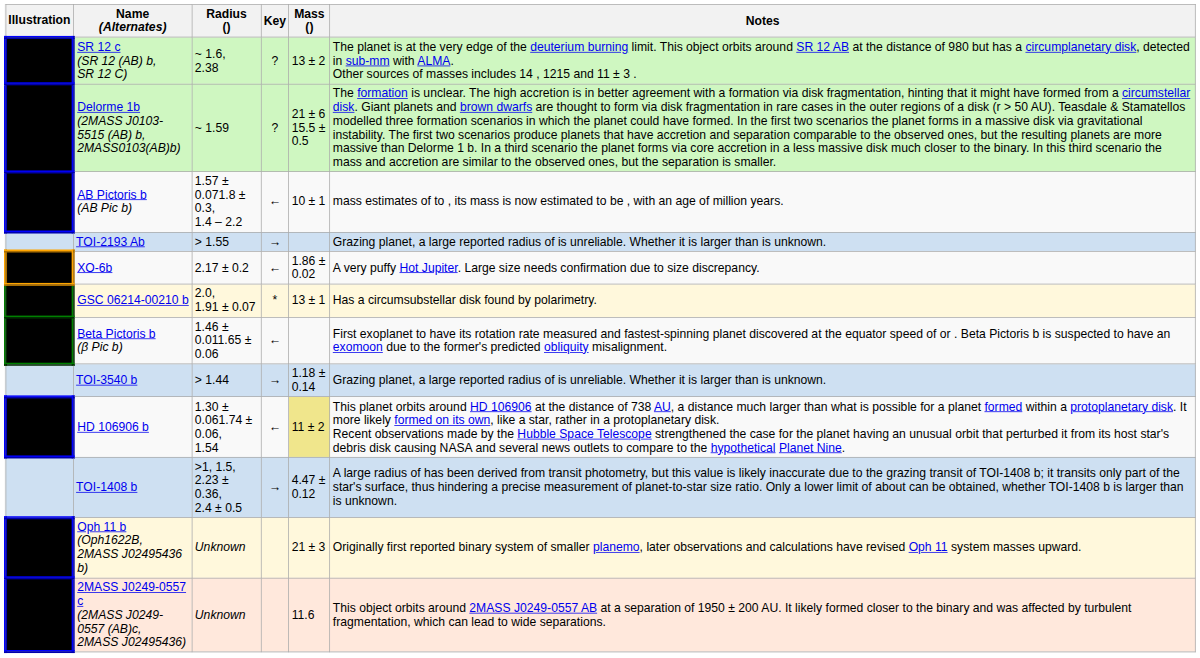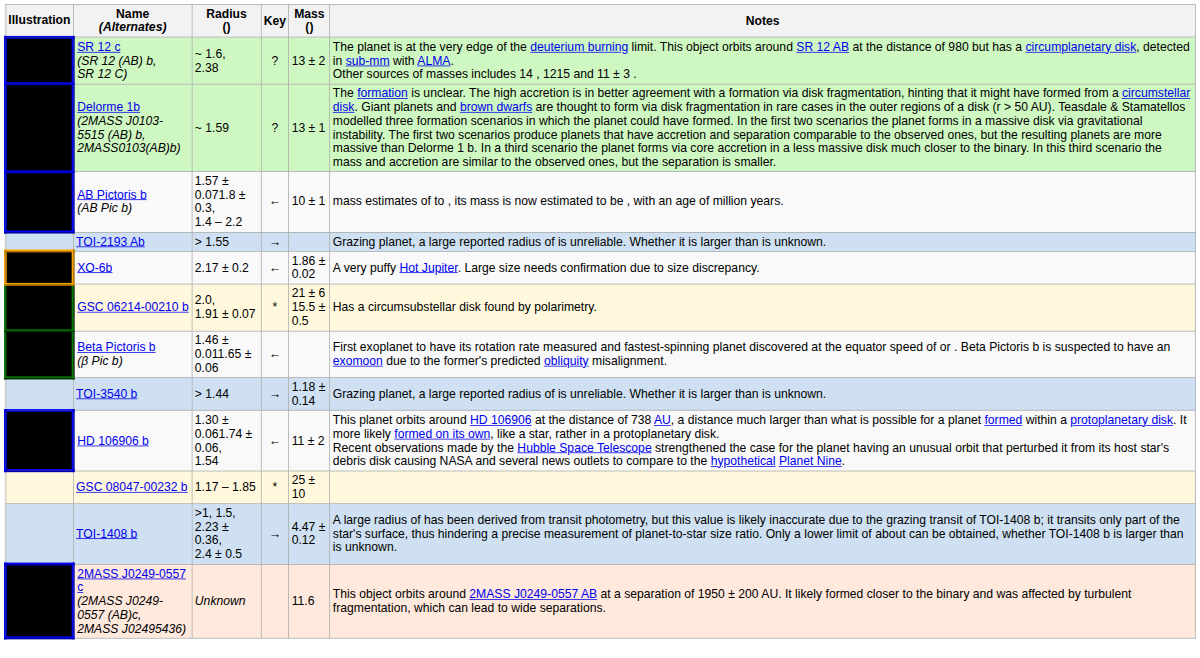(308, 127) 21 ± 6 15.5 ± 0.5 -> (308, 127) 13 ± 1
(308, 300) 13 ± 1 -> (308, 307) 21 ± 6 15.5 ± 0.5
(308, 427) khaki background -> (308, 440) no background
+ row: (132, 487)
- row: (130, 547)
